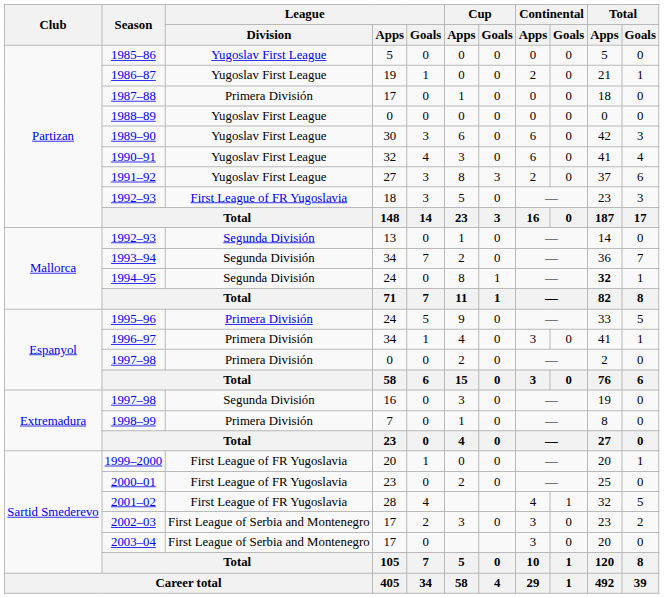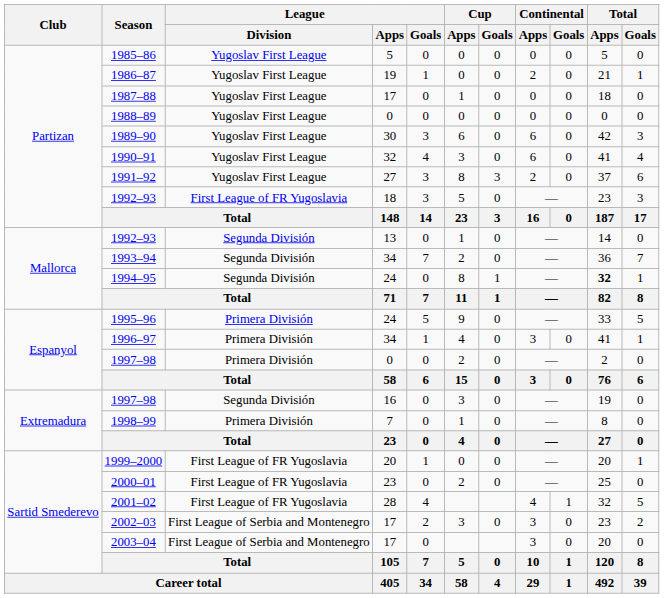(269, 95) Primera División -> (269, 95) Yugoslav First League
